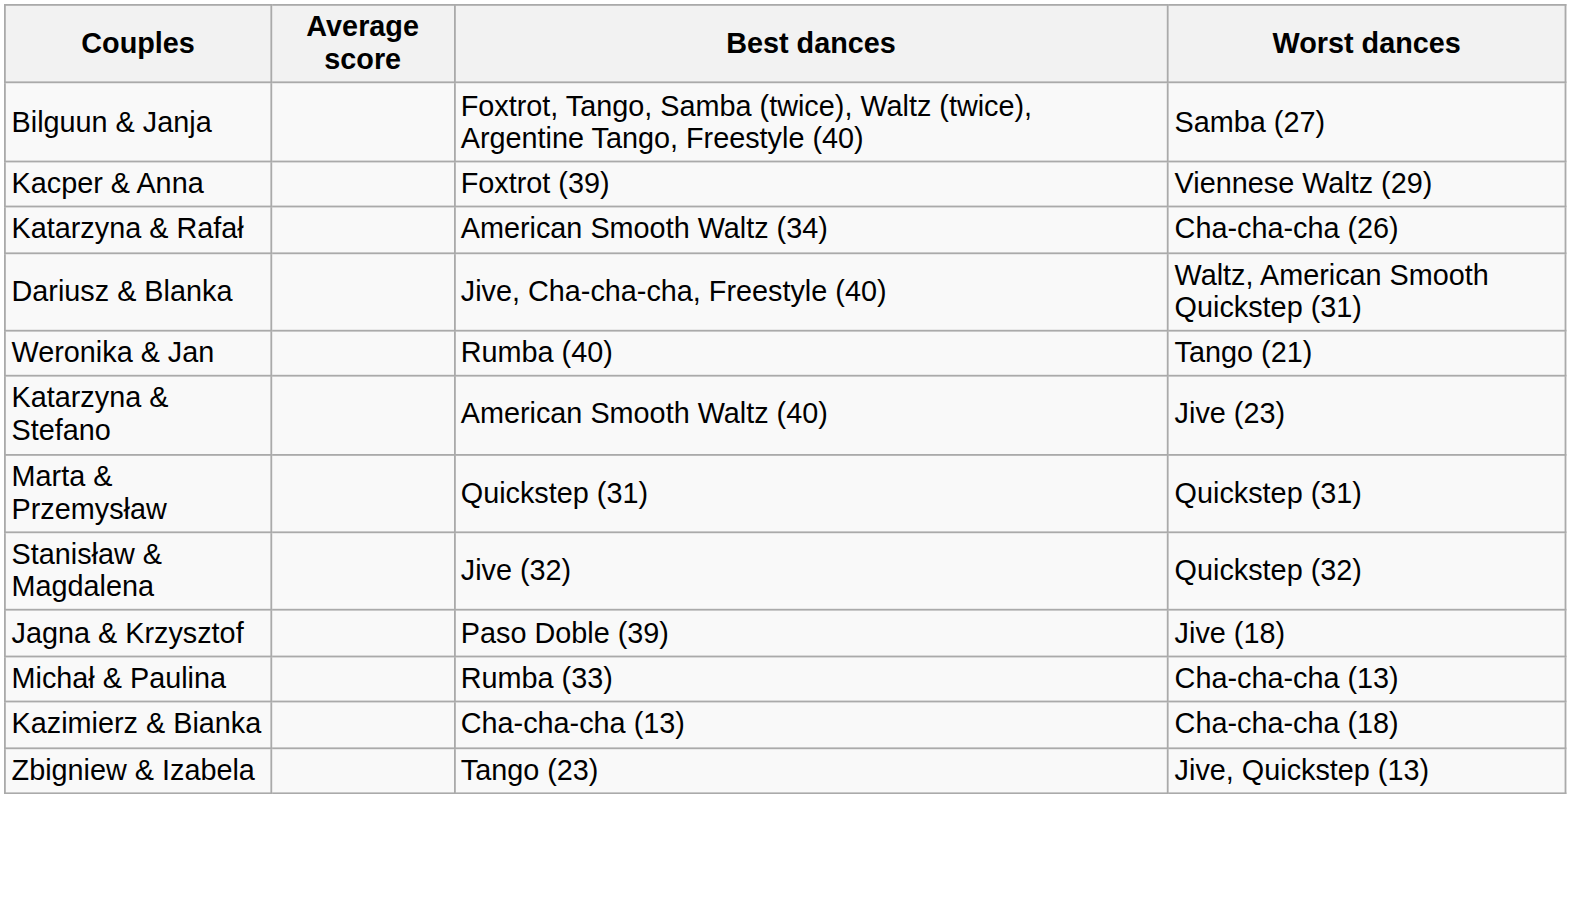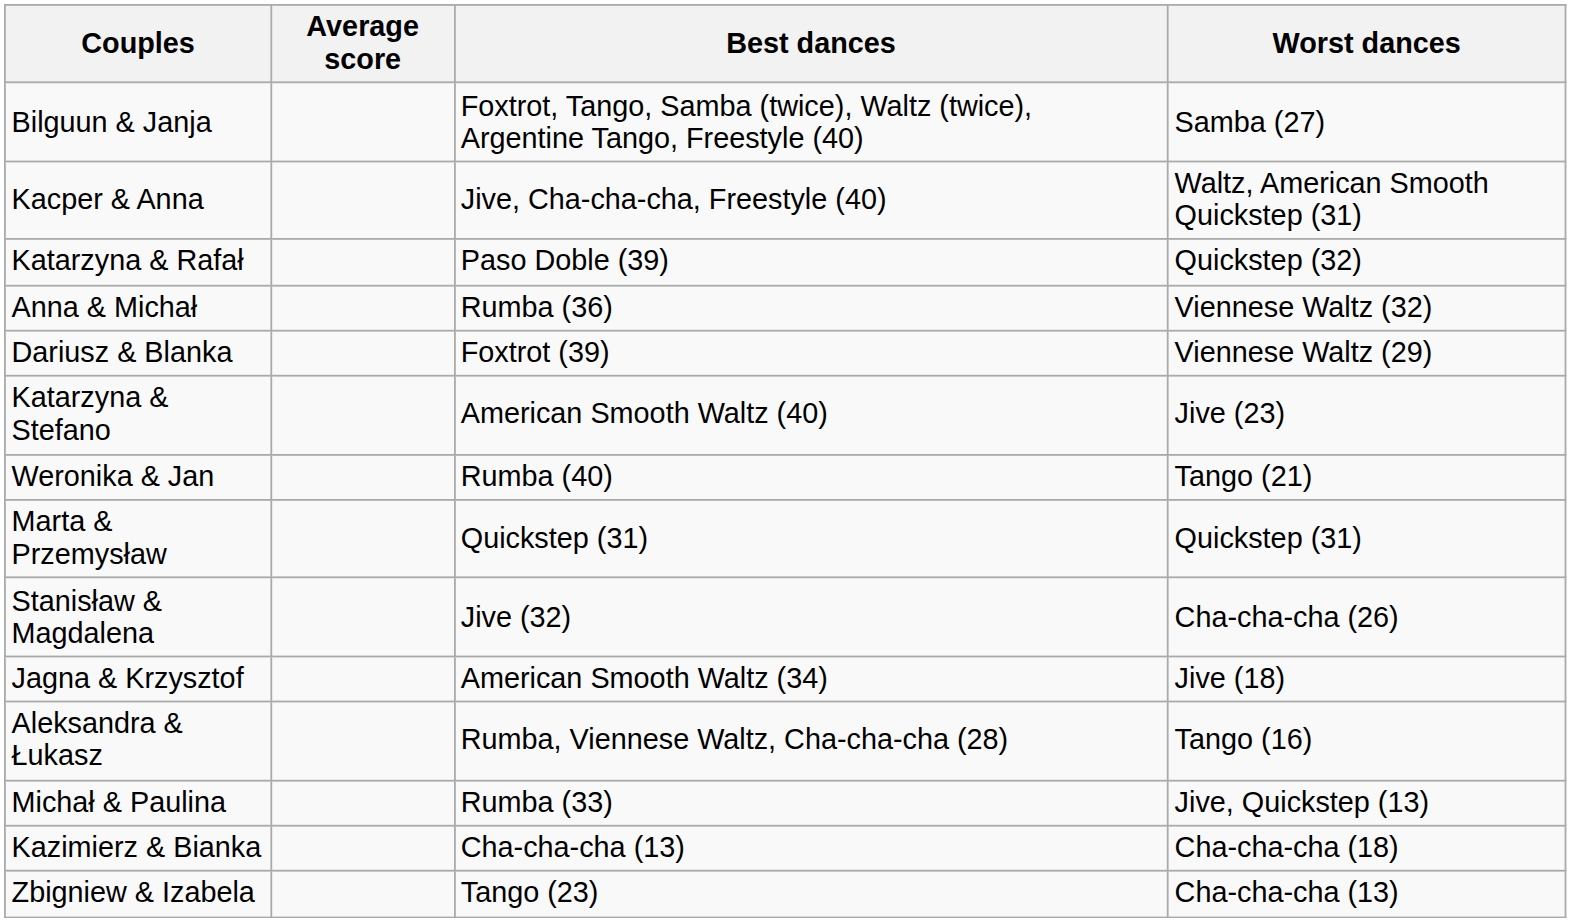(535, 183) Foxtrot (39) -> (674, 199) Jive, Cha-cha-cha, Freestyle (40)
(1303, 183) Viennese Waltz (29) -> (1332, 199) Waltz, American Smooth Quickstep (31)
(644, 229) American Smooth Waltz (34) -> (565, 261) Paso Doble (39)
(1287, 229) Cha-cha-cha (26) -> (1268, 261) Quickstep (32)
+ row: (104, 307)
(674, 291) Jive, Cha-cha-cha, Freestyle (40) -> (535, 352) Foxtrot (39)
(1332, 291) Waltz, American Smooth Quickstep (31) -> (1303, 352) Viennese Waltz (29)
rows swapped: (113, 352) <-> (90, 414)
(1268, 570) Quickstep (32) -> (1287, 616) Cha-cha-cha (26)
(565, 632) Paso Doble (39) -> (644, 678) American Smooth Waltz (34)
+ row: (97, 740)
(1287, 678) Cha-cha-cha (13) -> (1302, 802) Jive, Quickstep (13)
(1302, 769) Jive, Quickstep (13) -> (1287, 893) Cha-cha-cha (13)
